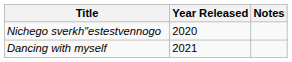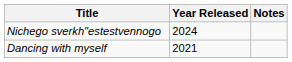(185, 31) 2020 -> (185, 31) 2024
